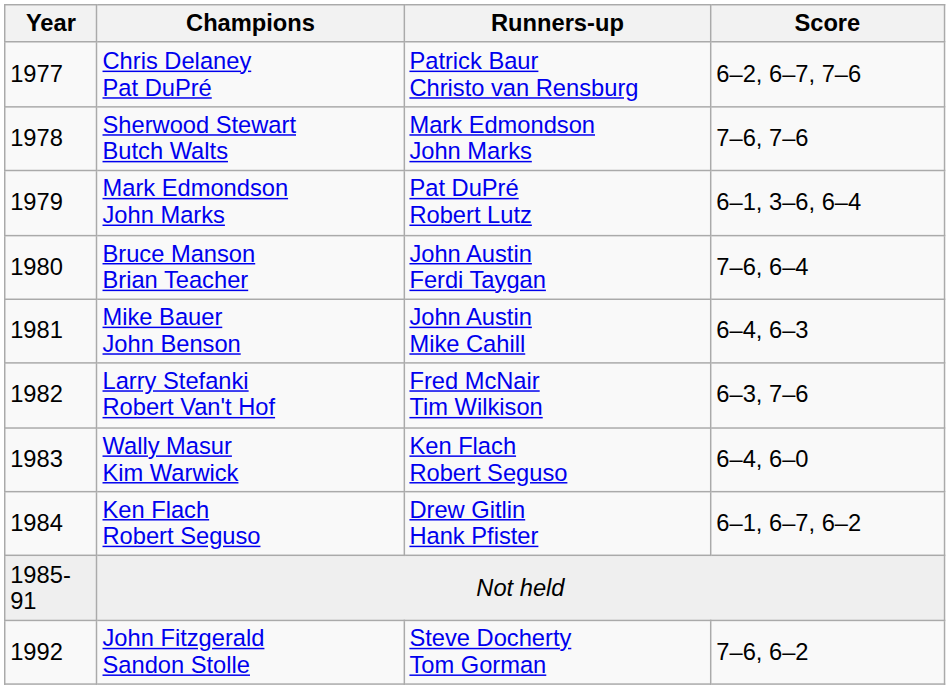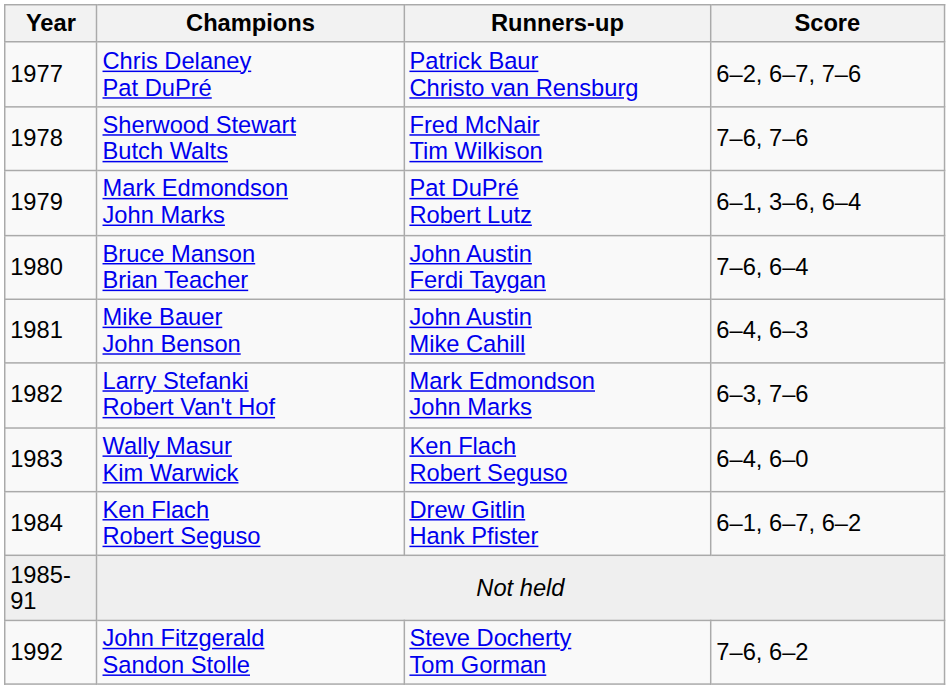(502, 138) Mark Edmondson John Marks -> (476, 138) Fred McNair Tim Wilkison
(476, 395) Fred McNair Tim Wilkison -> (502, 395) Mark Edmondson John Marks
